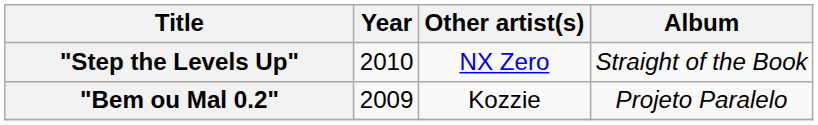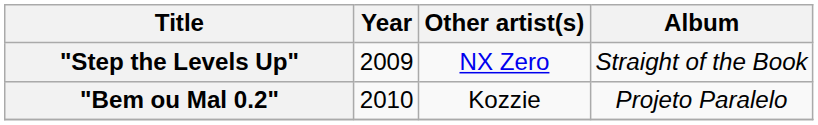(387, 61) 2010 -> (387, 61) 2009
(387, 100) 2009 -> (387, 100) 2010
